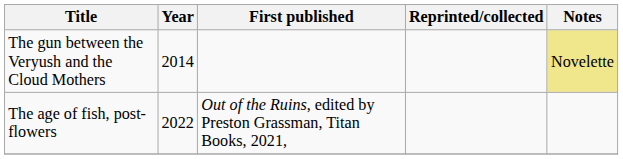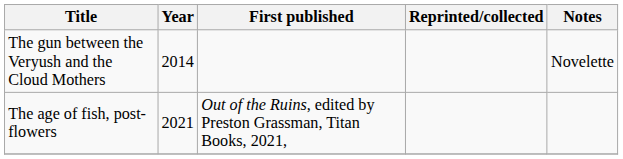(582, 61) khaki background -> (582, 61) no background
(178, 123) 2022 -> (178, 123) 2021
